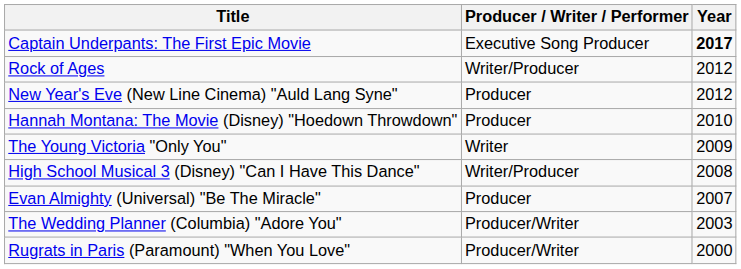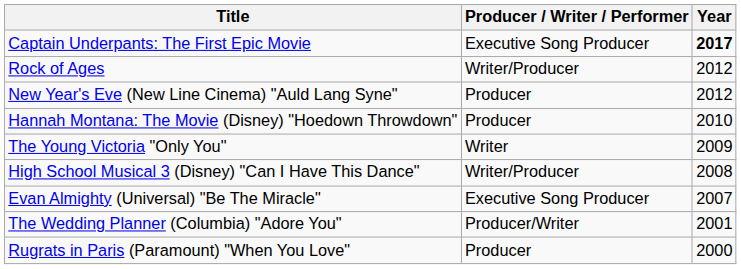(498, 198) Producer -> (557, 198) Executive Song Producer
(714, 224) 2003 -> (714, 224) 2001
(522, 250) Producer/Writer -> (498, 250) Producer
